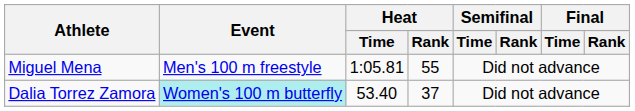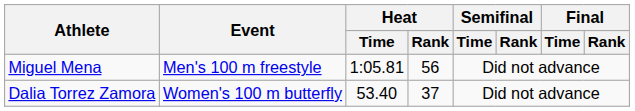(430, 68) 55 -> (430, 68) 56
(253, 93) paleturquoise background -> (253, 93) no background
